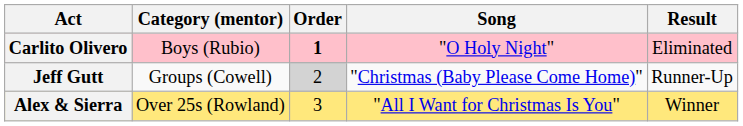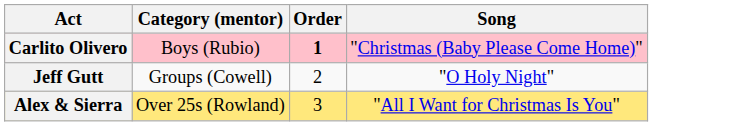- column: (692, 18)
(496, 47) "O Holy Night" -> (497, 47) "Christmas (Baby Please Come Home)"
(318, 76) lightgrey background -> (318, 76) no background
(497, 76) "Christmas (Baby Please Come Home)" -> (496, 76) "O Holy Night"
